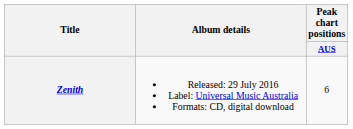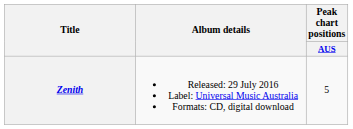(327, 90) 6 -> (327, 90) 5
